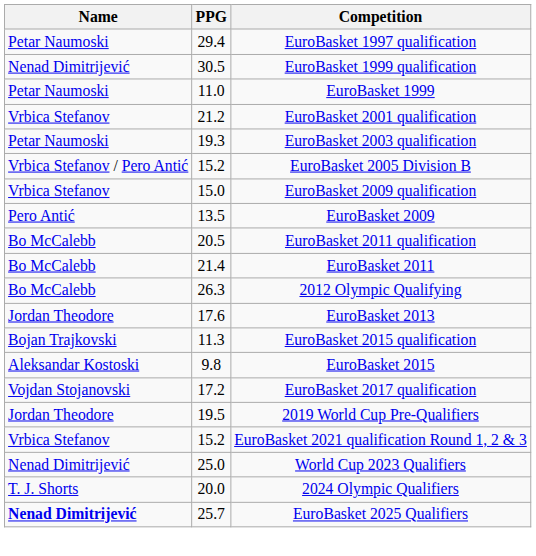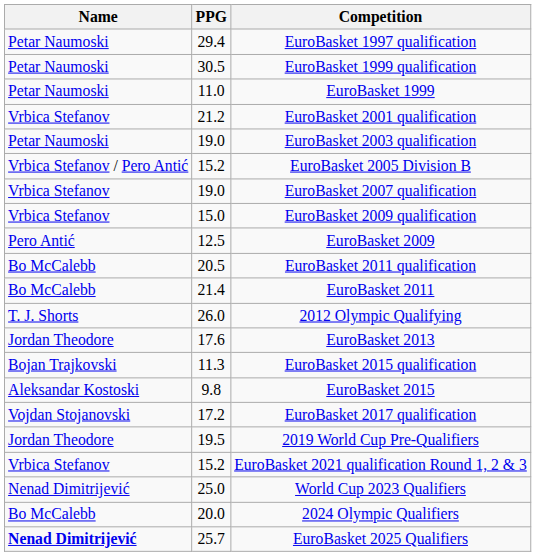(69, 66) Nenad Dimitrijević -> (58, 66) Petar Naumoski
(211, 141) 19.3 -> (211, 141) 19.0
+ row: (380, 191)
(211, 215) 13.5 -> (211, 240) 12.5
(52, 290) Bo McCalebb -> (43, 315) T. J. Shorts
(211, 290) 26.3 -> (211, 315) 26.0
(43, 489) T. J. Shorts -> (52, 514) Bo McCalebb
